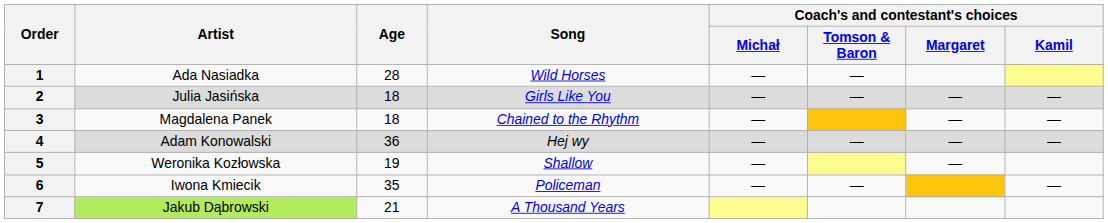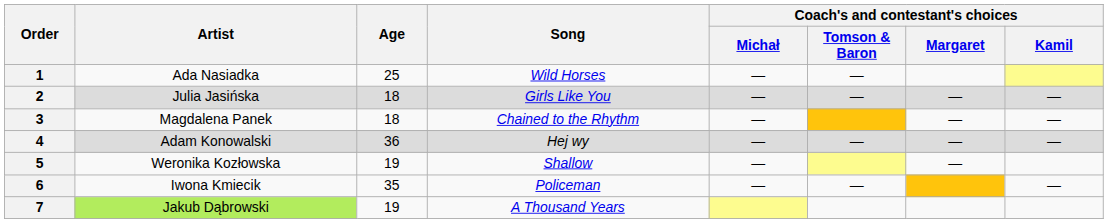(392, 75) 28 -> (392, 75) 25
(392, 207) 21 -> (392, 207) 19
